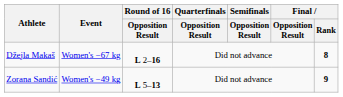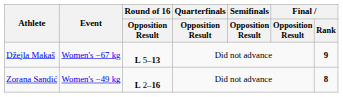(147, 60) L 2–16 -> (147, 60) L 5–13
(326, 55) 8 -> (326, 55) 9
(147, 85) L 5–13 -> (147, 85) L 2–16
(326, 80) 9 -> (326, 80) 8
